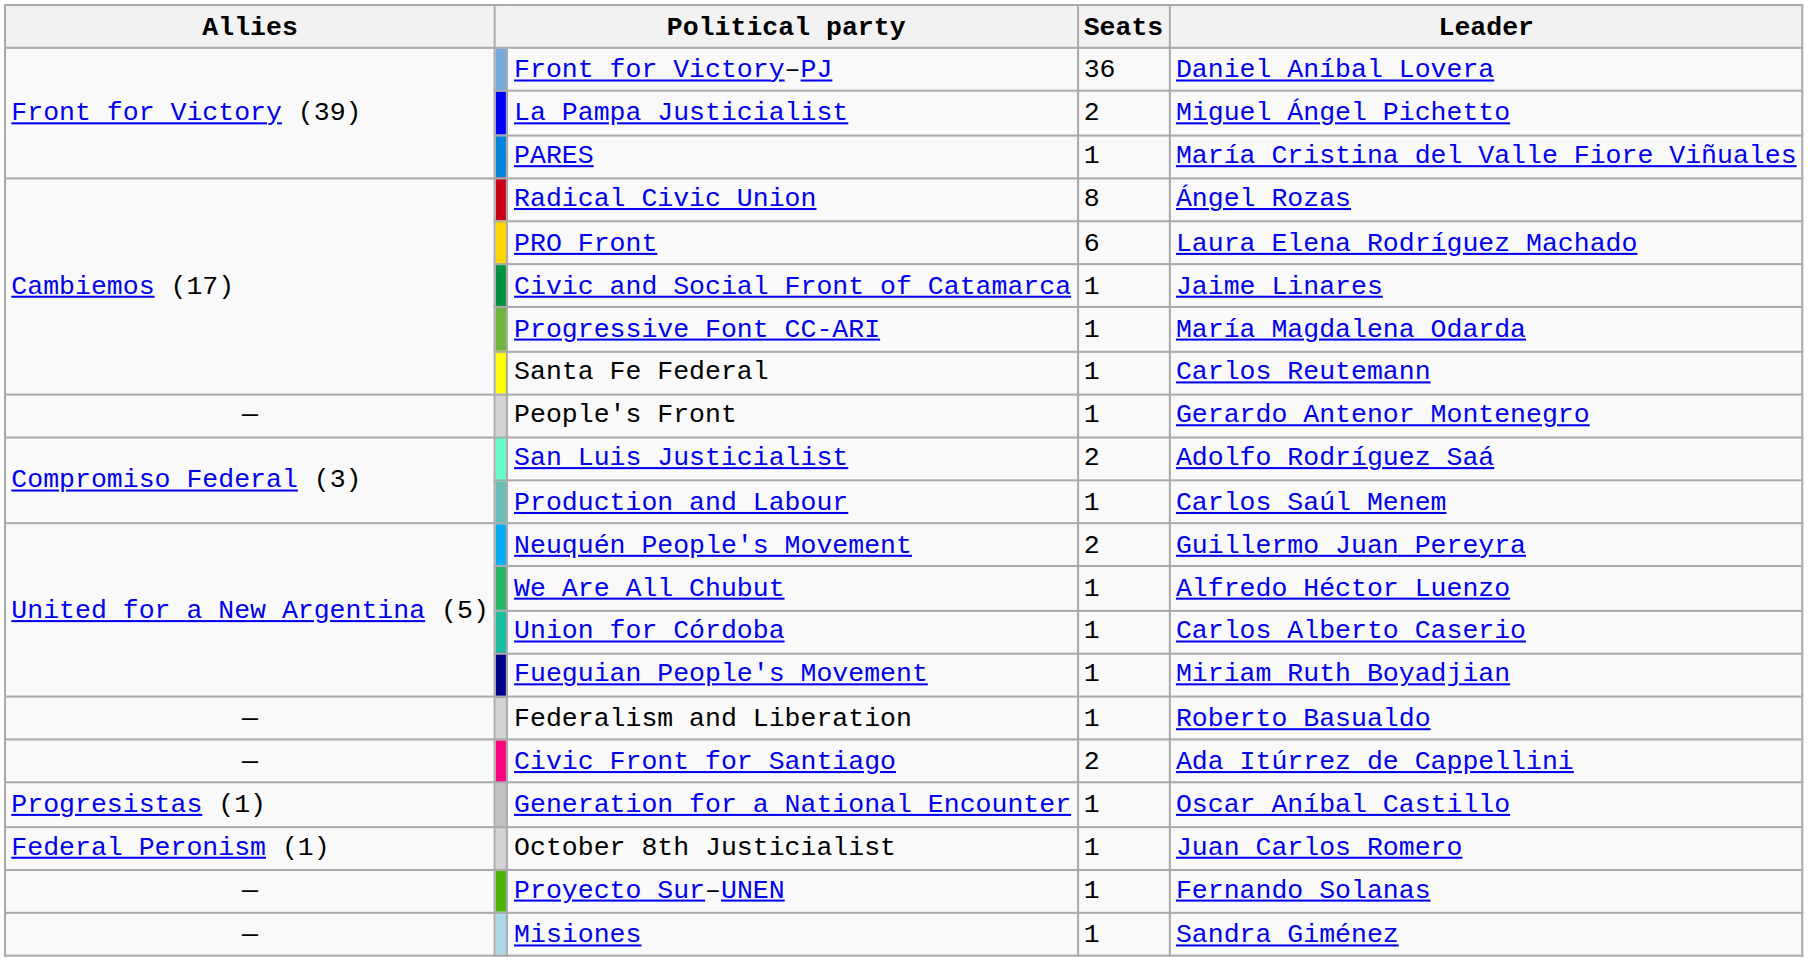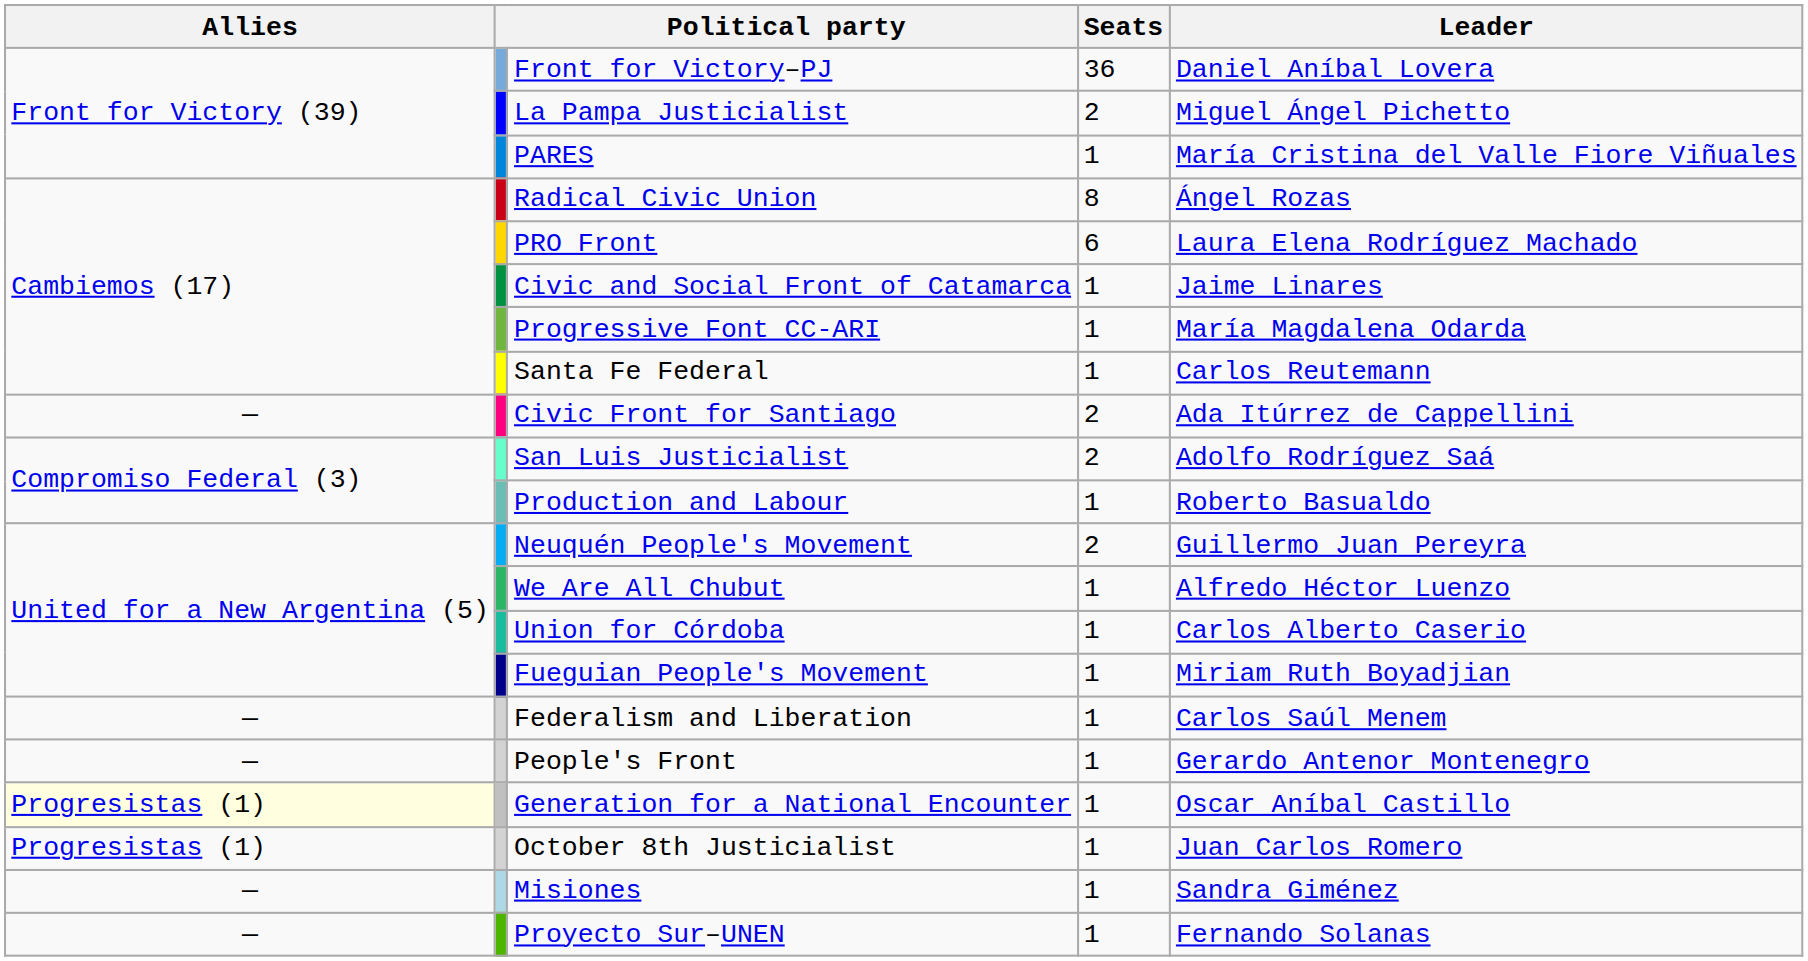rows swapped: (705, 761) <-> (625, 416)
(1311, 502) Carlos Saúl Menem -> (1303, 502) Roberto Basualdo
(1303, 718) Roberto Basualdo -> (1311, 718) Carlos Saúl Menem
(139, 805) no background -> (139, 805) lightyellow background
(170, 848) Federal Peronism (1) -> (139, 848) Progresistas (1)
rows swapped: (578, 934) <-> (649, 891)
